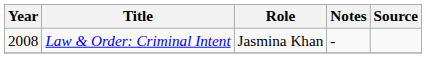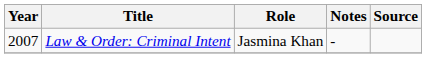(23, 40) 2008 -> (23, 40) 2007
